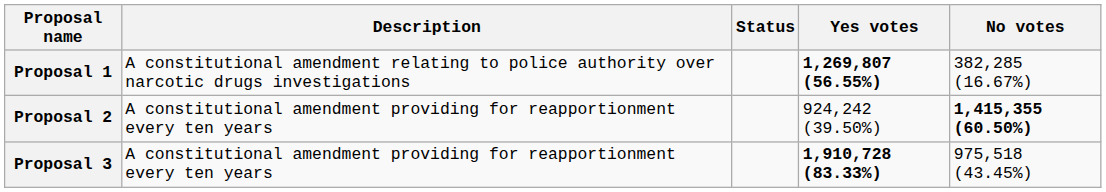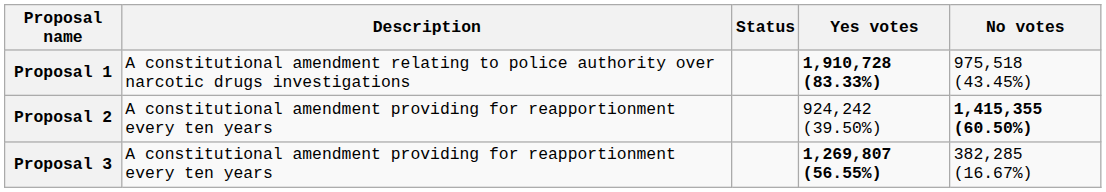(847, 73) 1,269,807 (56.55%) -> (847, 73) 1,910,728 (83.33%)
(993, 73) 382,285 (16.67%) -> (993, 73) 975,518 (43.45%)
(847, 164) 1,910,728 (83.33%) -> (847, 164) 1,269,807 (56.55%)
(993, 164) 975,518 (43.45%) -> (993, 164) 382,285 (16.67%)
